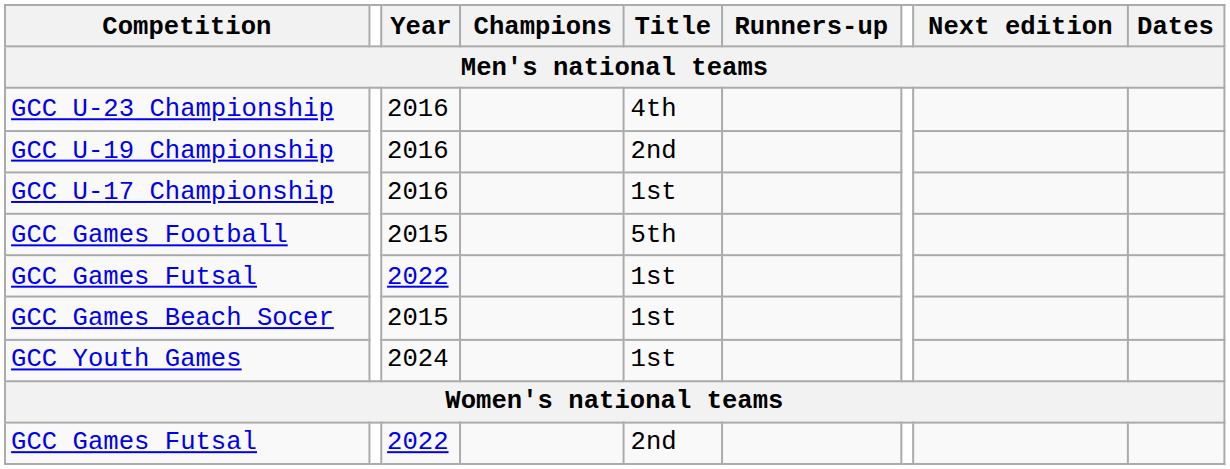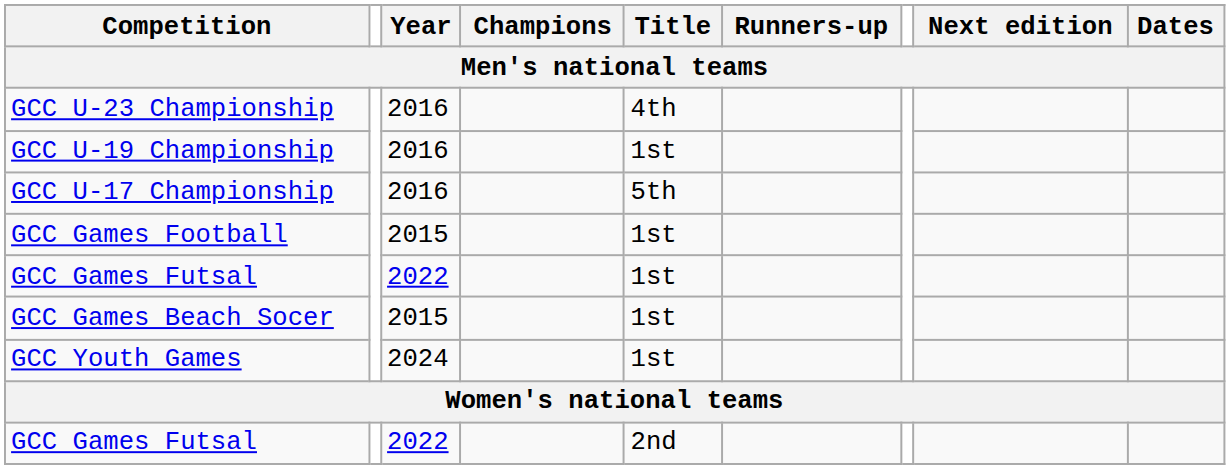(654, 151) 2nd -> (654, 151) 1st
(654, 193) 1st -> (654, 193) 5th
(654, 235) 5th -> (654, 235) 1st
